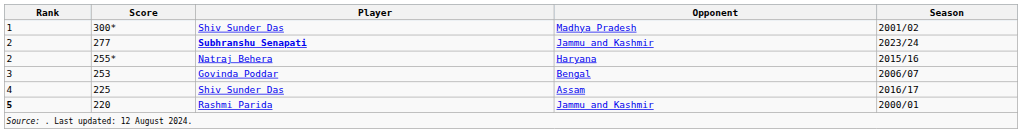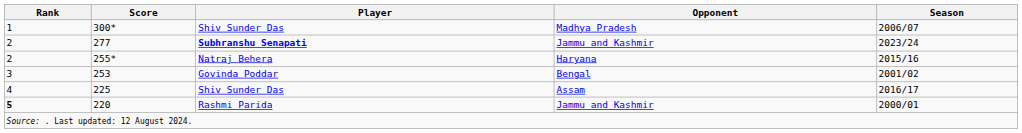(899, 28) 2001/02 -> (899, 28) 2006/07
(899, 74) 2006/07 -> (899, 74) 2001/02
